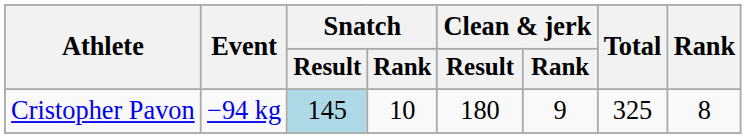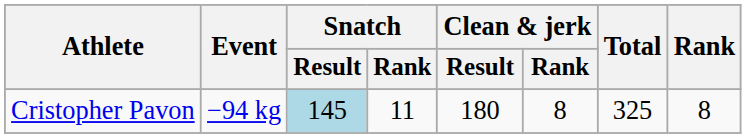(402, 111) 10 -> (402, 111) 11
(560, 111) 9 -> (560, 111) 8
